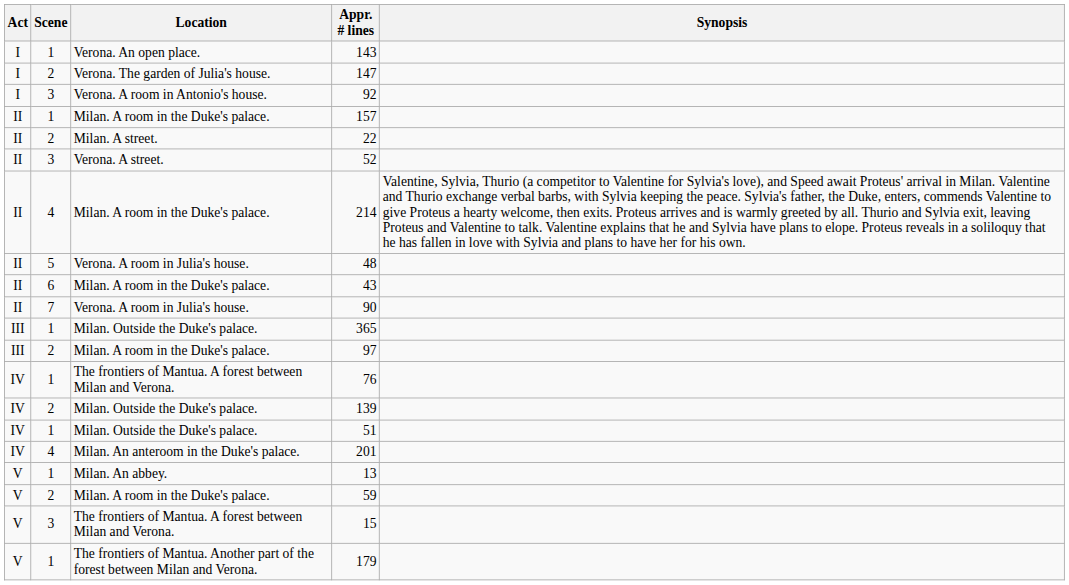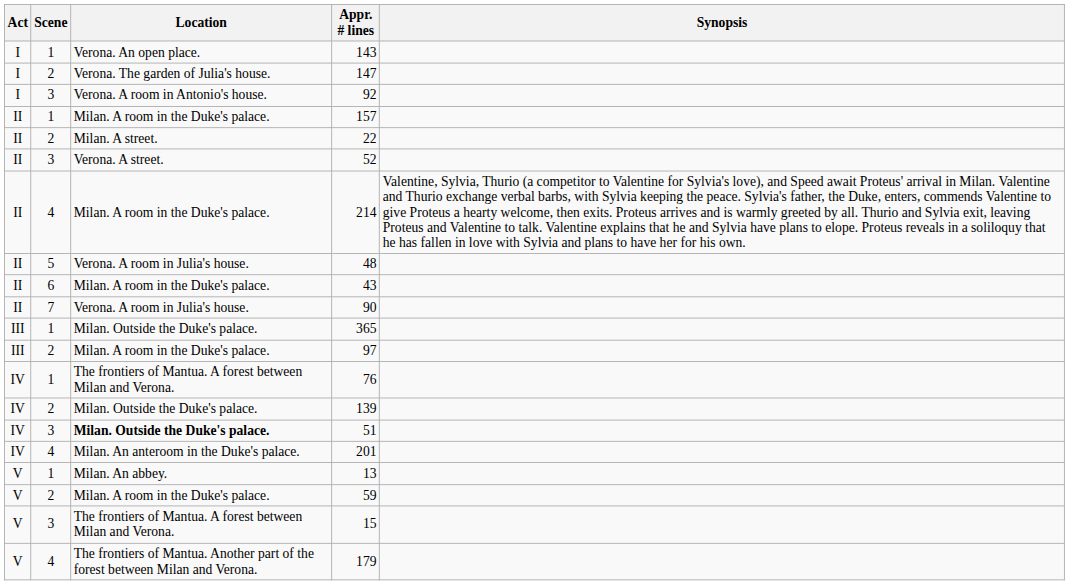(51, 430) 1 -> (51, 430) 3
(166, 430) normal -> (172, 430) bold
(51, 561) 1 -> (51, 561) 4
